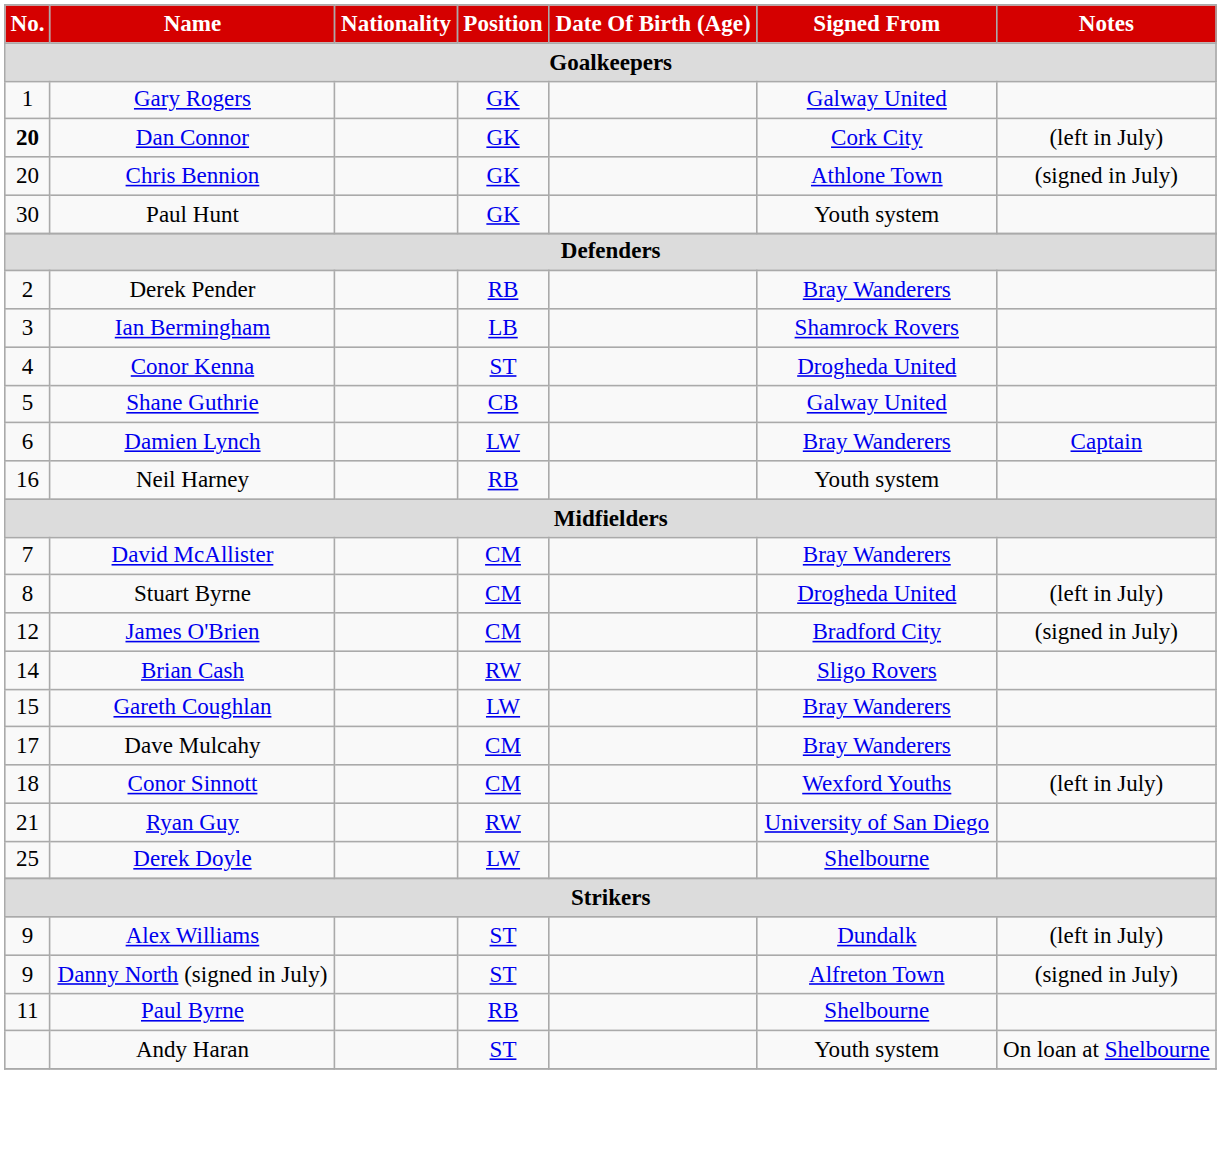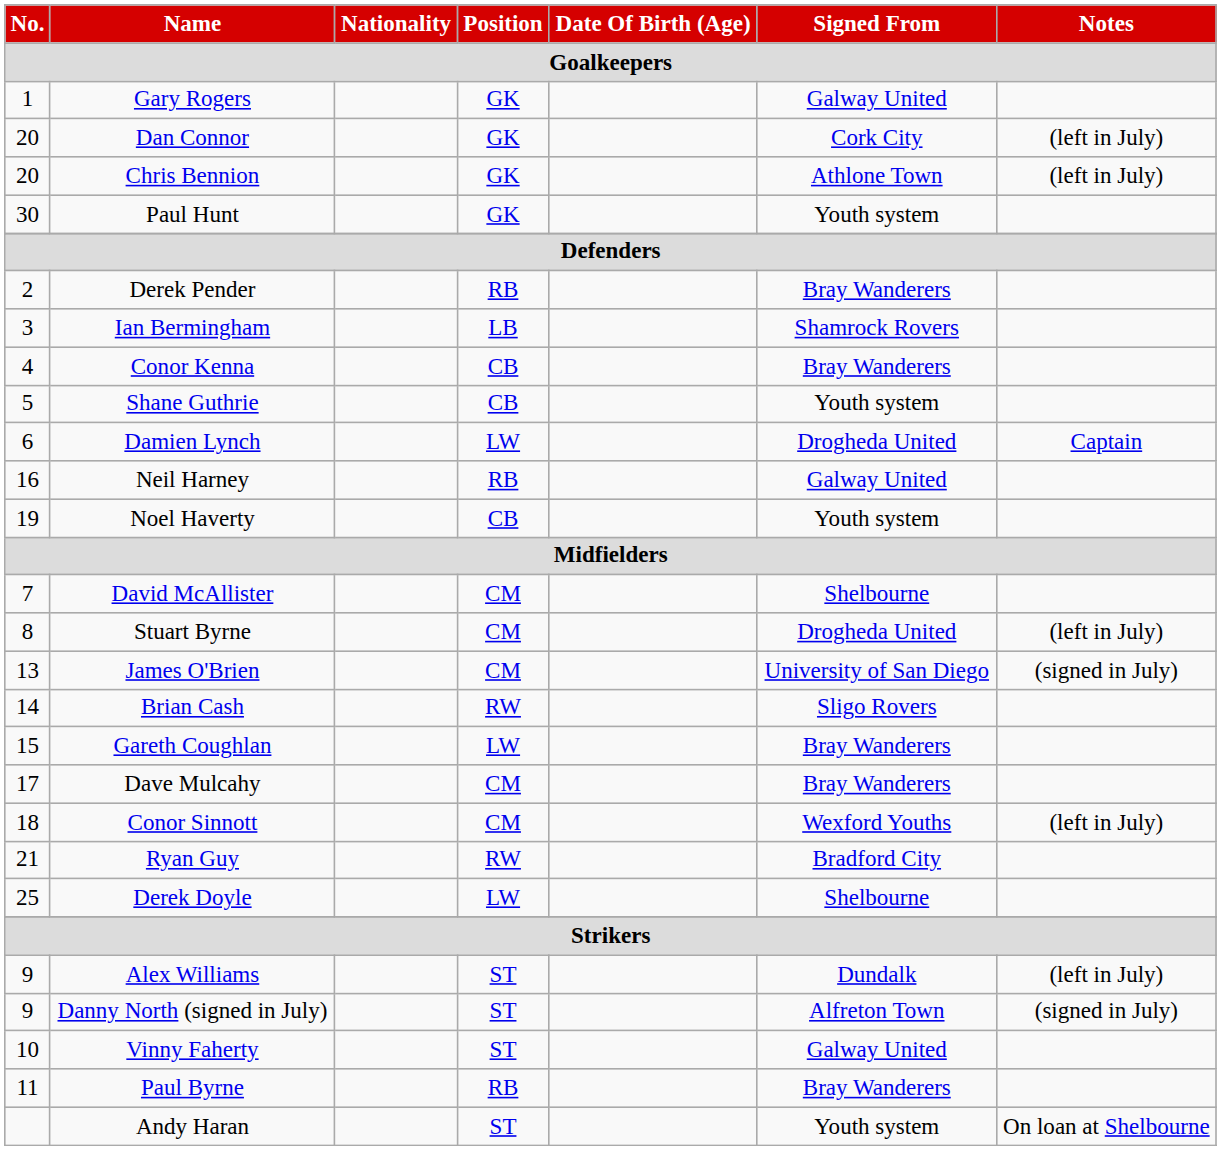(27, 137) bold -> (27, 137) normal
(1106, 175) (signed in July) -> (1106, 175) (left in July)
(503, 365) ST -> (503, 365) CB
(877, 365) Drogheda United -> (877, 365) Bray Wanderers
(877, 403) Galway United -> (877, 403) Youth system
(877, 441) Bray Wanderers -> (877, 441) Drogheda United
(877, 479) Youth system -> (877, 479) Galway United
+ row: (192, 517)
(877, 555) Bray Wanderers -> (877, 593) Shelbourne
(27, 631) 12 -> (27, 669) 13
(877, 631) Bradford City -> (877, 669) University of San Diego
(877, 821) University of San Diego -> (877, 859) Bradford City
+ row: (192, 1049)
(877, 1011) Shelbourne -> (877, 1087) Bray Wanderers
